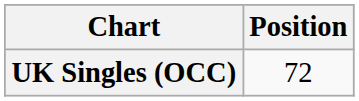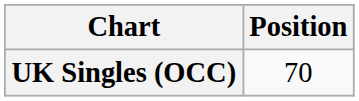(298, 72) 72 -> (298, 72) 70
